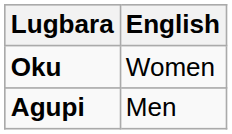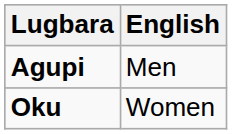rows swapped: (48, 107) <-> (36, 66)
